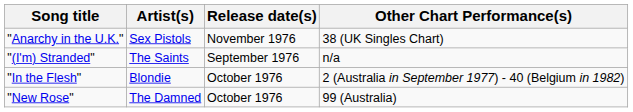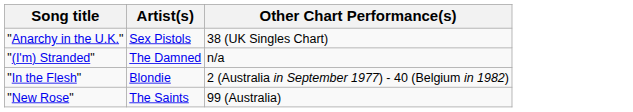- column: (262, 16)
(159, 58) The Saints -> (165, 58) The Damned
(165, 97) The Damned -> (159, 97) The Saints
